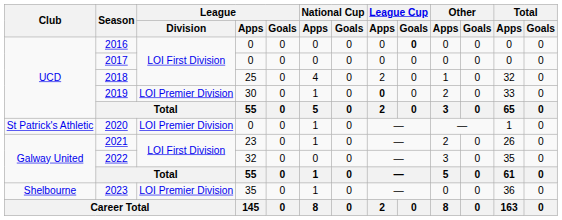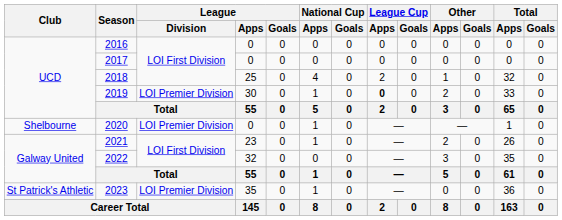(414, 45) bold -> (414, 45) normal
(50, 126) St Patrick's Athletic -> (50, 126) Shelbourne
(50, 191) Shelbourne -> (50, 191) St Patrick's Athletic
